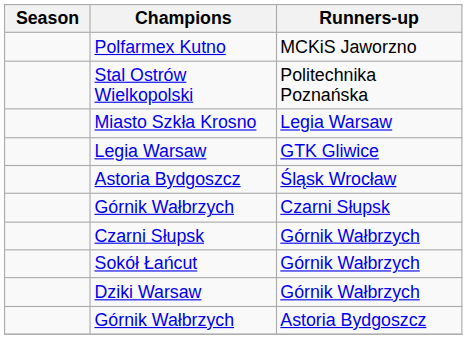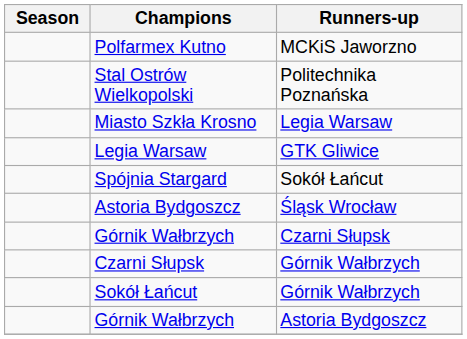+ row: (161, 179)
- row: (148, 292)
